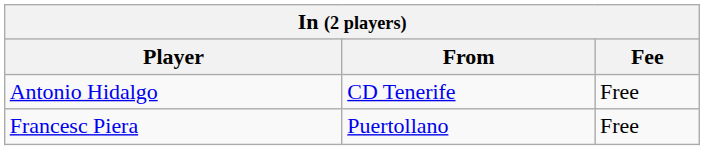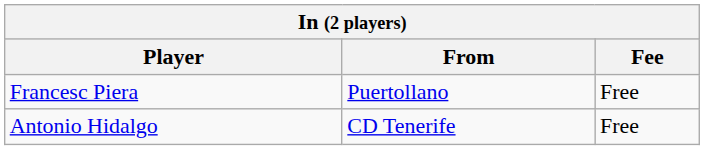rows swapped: (74, 126) <-> (84, 91)
